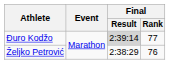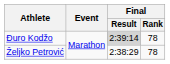(153, 39) 77 -> (153, 39) 78
(153, 52) 76 -> (153, 52) 78
